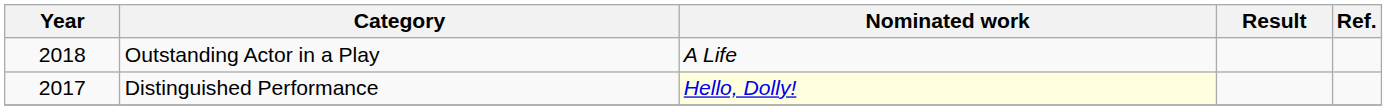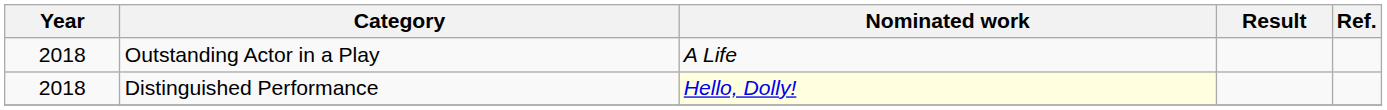(62, 88) 2017 -> (62, 88) 2018
